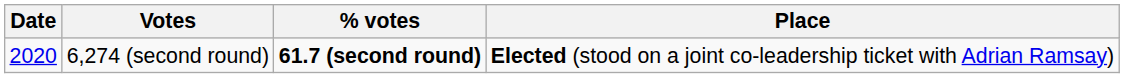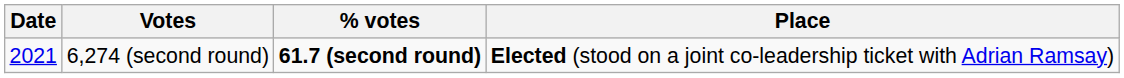(33, 55) 2020 -> (33, 55) 2021
